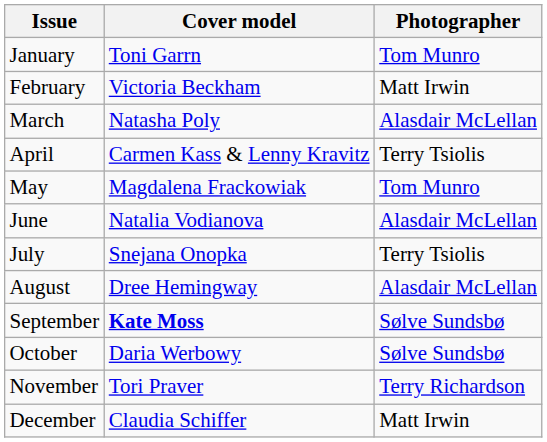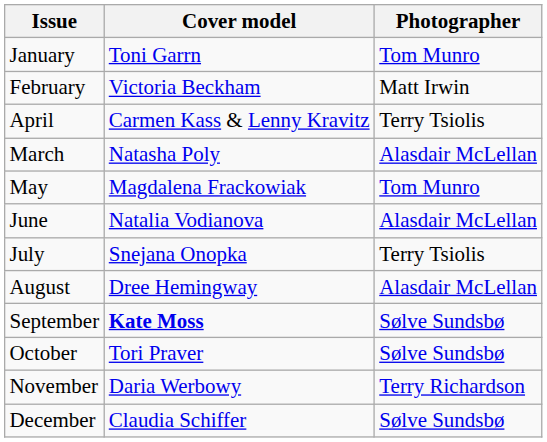rows swapped: (37, 120) <-> (32, 154)
(175, 353) Daria Werbowy -> (156, 353) Tori Praver
(156, 386) Tori Praver -> (175, 386) Daria Werbowy
(424, 420) Matt Irwin -> (442, 420) Sølve Sundsbø
